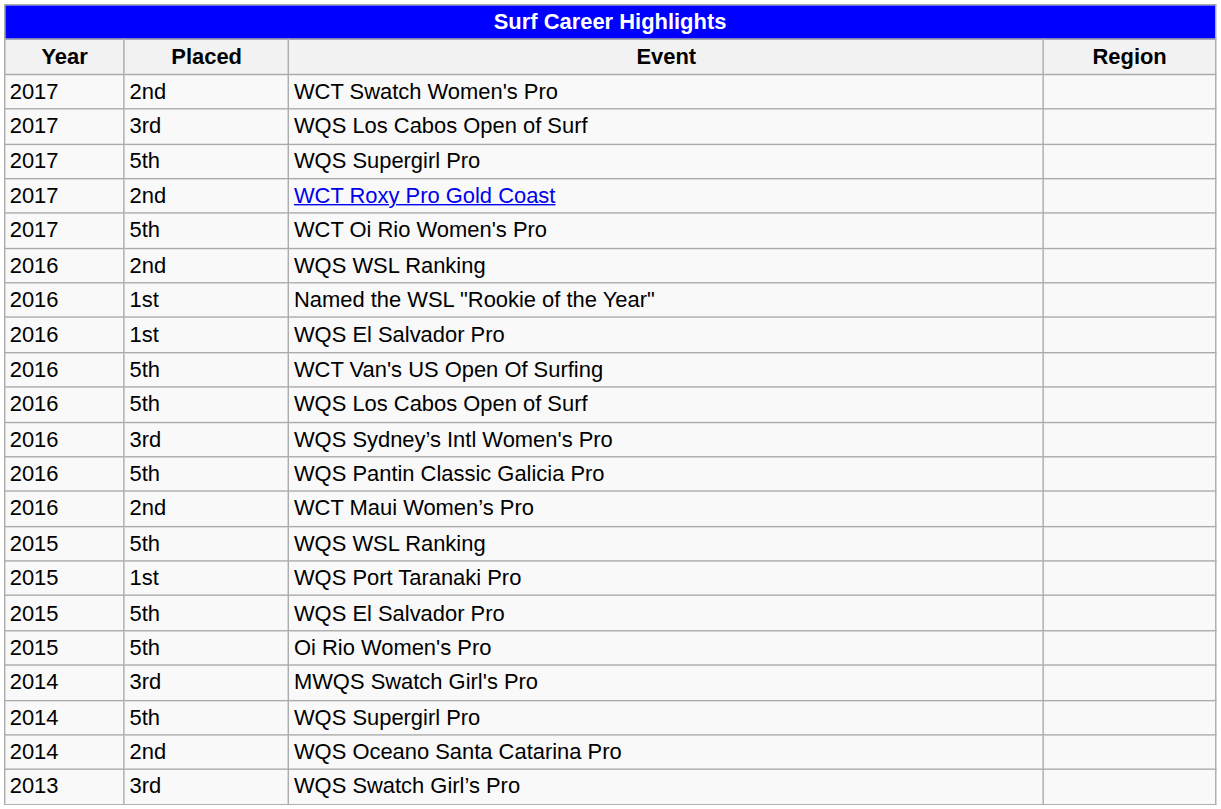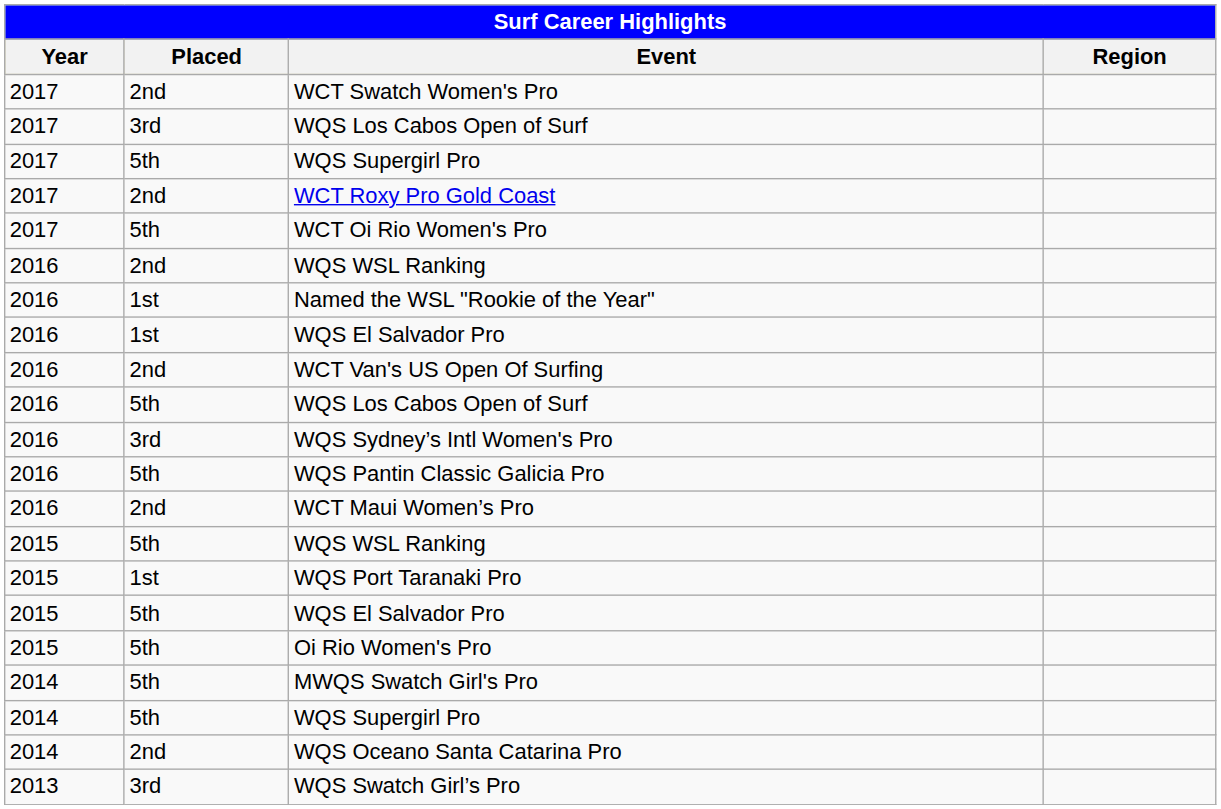(145, 369) 5th -> (148, 369) 2nd
(145, 682) 3rd -> (145, 682) 5th
